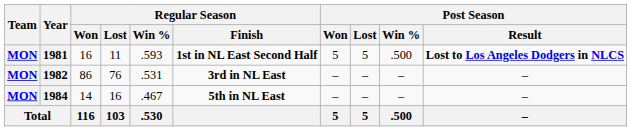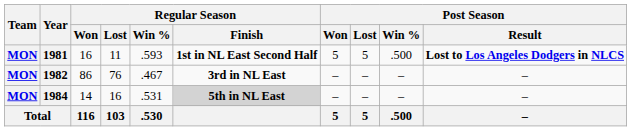(152, 75) .531 -> (152, 75) .467
(152, 96) .467 -> (152, 96) .531
(247, 96) no background -> (247, 96) lightgrey background
